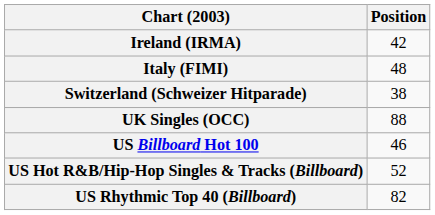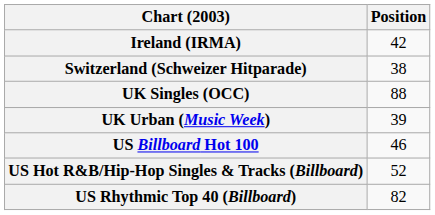- row: (186, 68)
+ row: (186, 119)
